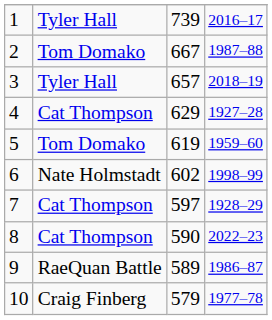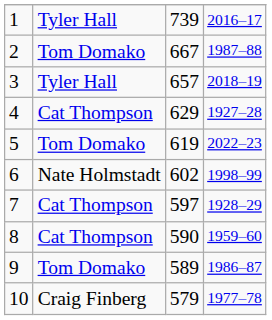(236, 143) 1959–60 -> (235, 143) 2022–23
(236, 236) 2022–23 -> (235, 236) 1959–60
(100, 267) RaeQuan Battle -> (91, 267) Tom Domako
